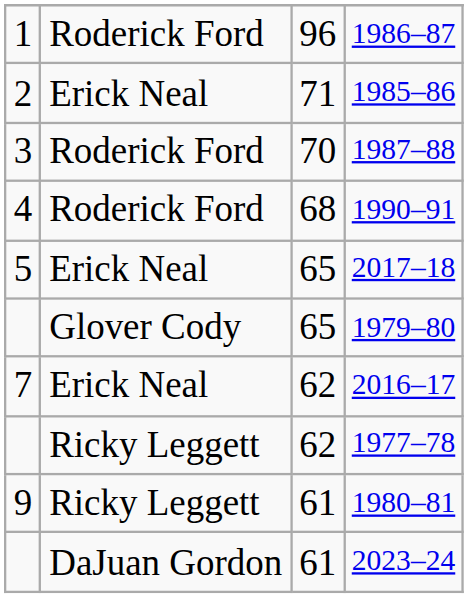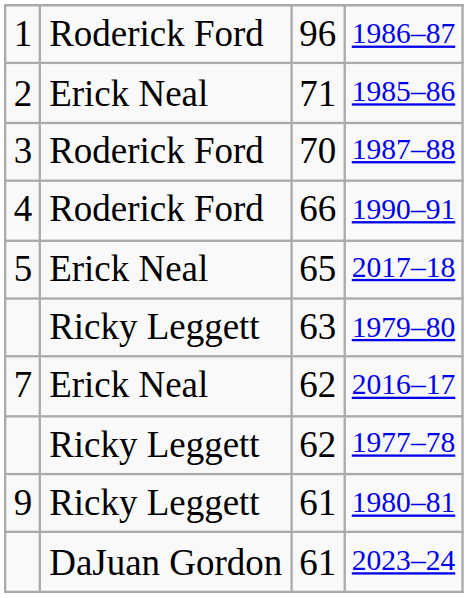(318, 209) 68 -> (318, 209) 66
(145, 326) Glover Cody -> (154, 326) Ricky Leggett
(318, 326) 65 -> (318, 326) 63
